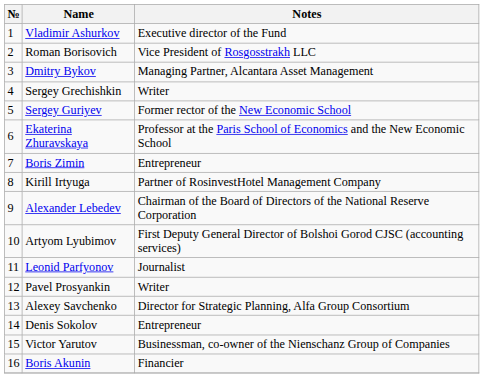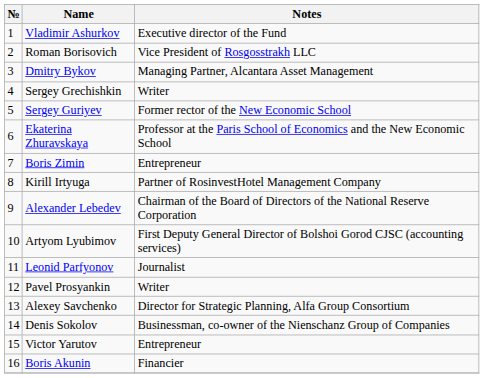(169, 325) Entrepreneur -> (294, 325) Businessman, co-owner of the Nienschanz Group of Companies
(294, 344) Businessman, co-owner of the Nienschanz Group of Companies -> (169, 344) Entrepreneur
